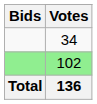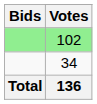rows swapped: (69, 63) <-> (69, 39)
